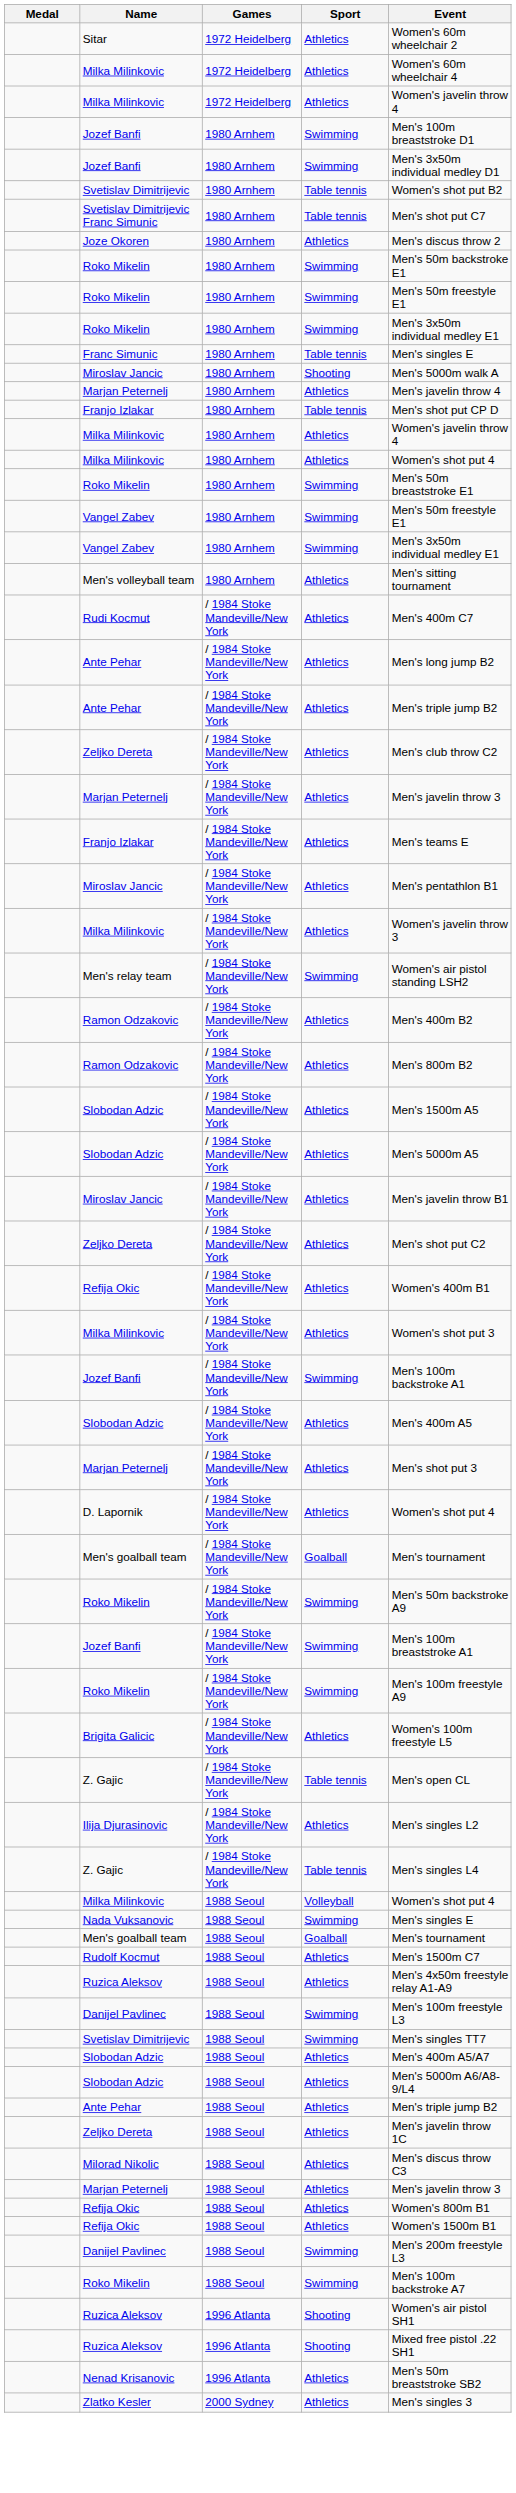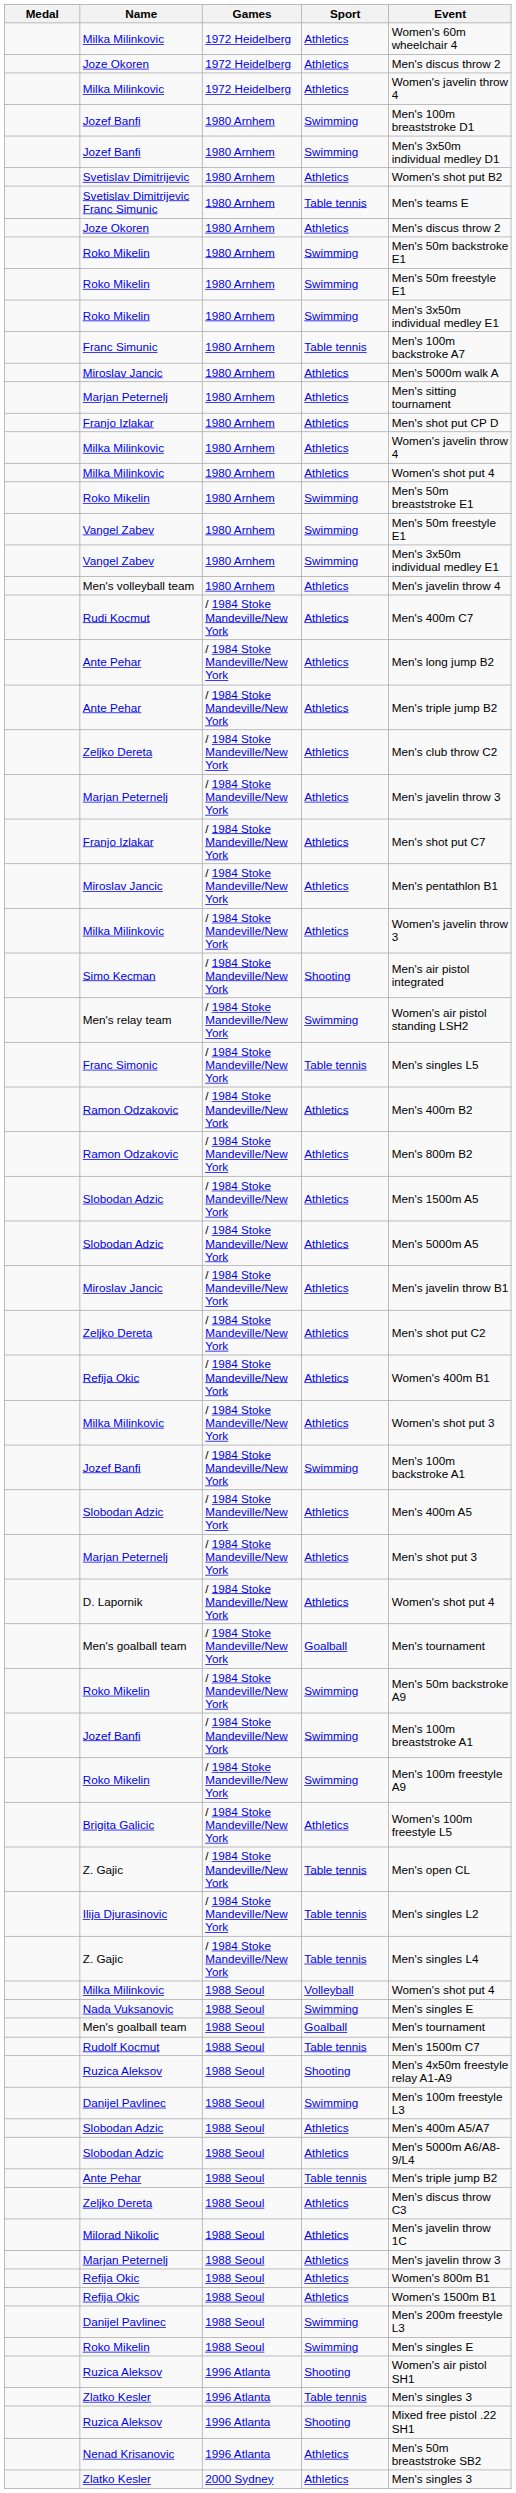- row: (95, 39)
+ row: (116, 64)
(336, 190) Table tennis -> (326, 177) Athletics
(439, 216) Men's shot put C7 -> (430, 202) Men's teams E
(432, 354) Men's singles E -> (428, 347) Men's 100m backstroke A7
(327, 373) Shooting -> (326, 373) Athletics
(446, 391) Men's javelin throw 4 -> (424, 398) Men's sitting tournament
(336, 410) Table tennis -> (326, 423) Athletics
(424, 580) Men's sitting tournament -> (446, 586) Men's javelin throw 4
(430, 841) Men's teams E -> (439, 841) Men's shot put C7
+ row: (119, 975)
+ row: (120, 1065)
(326, 1825) Athletics -> (336, 1914) Table tennis
(326, 1957) Athletics -> (336, 2046) Table tennis
(326, 1982) Athletics -> (327, 2071) Shooting
- row: (136, 2039)
(326, 2107) Athletics -> (336, 2178) Table tennis
(441, 2132) Men's javelin throw 1C -> (441, 2203) Men's discus throw C3
(441, 2164) Men's discus throw C3 -> (441, 2235) Men's javelin throw 1C
(428, 2283) Men's 100m backstroke A7 -> (432, 2347) Men's singles E
+ row: (117, 2397)
